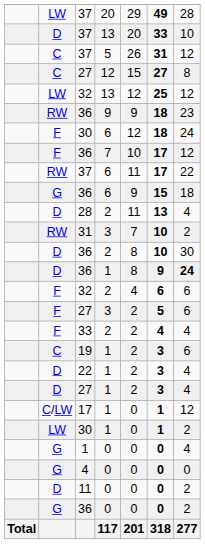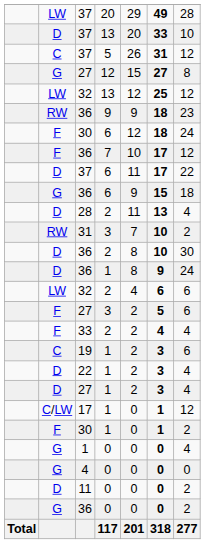(57, 73) C -> (57, 73) G
(57, 172) RW -> (57, 172) D
(187, 271) bold -> (187, 271) normal
(57, 291) F -> (57, 291) LW
(57, 430) LW -> (57, 430) F
